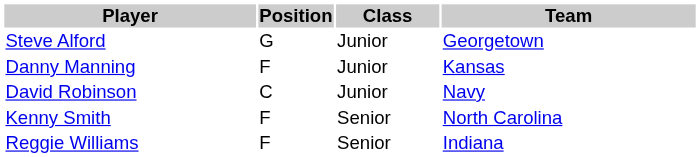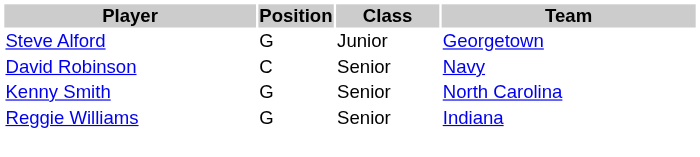- row: (70, 66)
(362, 92) Junior -> (364, 66) Senior
(265, 117) F -> (266, 92) G
(265, 143) F -> (266, 117) G
